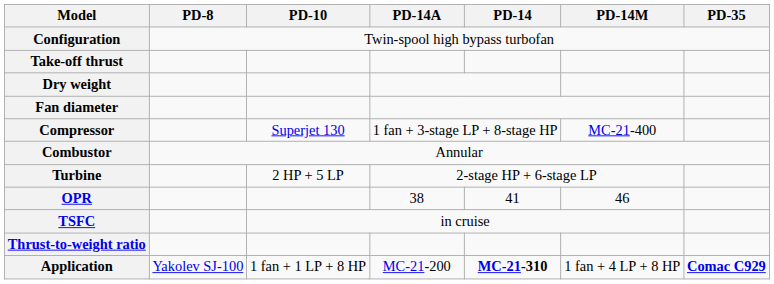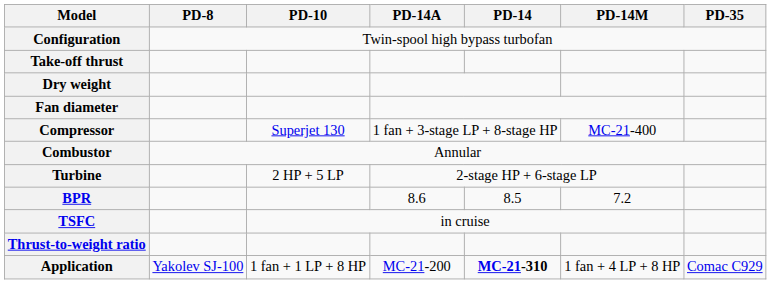+ row: (77, 198)
- row: (77, 198)
(726, 267) bold -> (725, 267) normal
